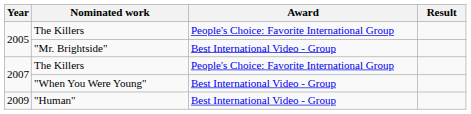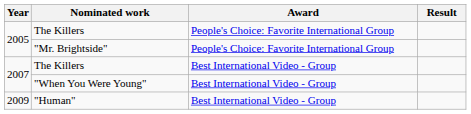(263, 48) Best International Video - Group -> (293, 48) People's Choice: Favorite International Group
(293, 65) People's Choice: Favorite International Group -> (263, 65) Best International Video - Group
